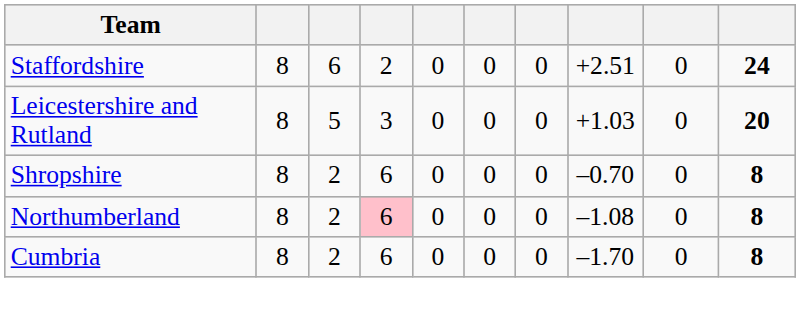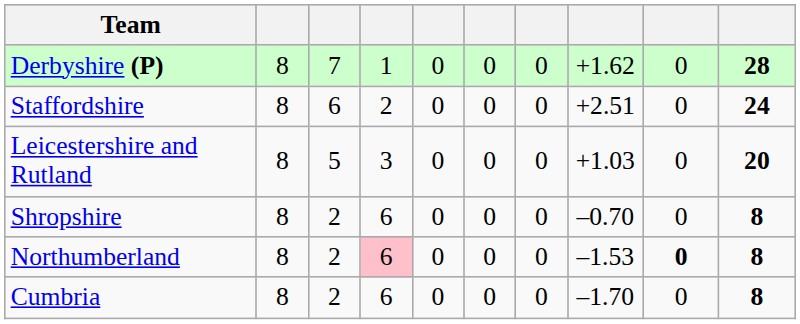+ row: (87, 65)
(605, 216) –1.08 -> (605, 256) –1.53
(681, 216) normal -> (681, 256) bold
